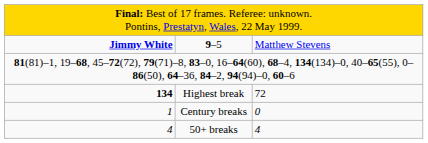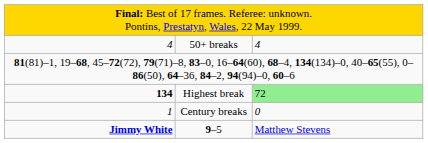rows swapped: (214, 44) <-> (214, 129)
(260, 93) no background -> (260, 93) lightgreen background
